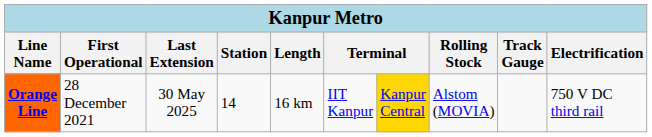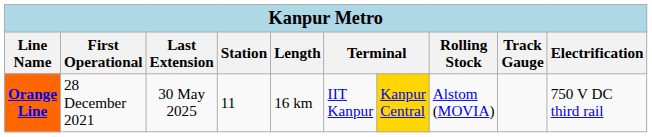(228, 102) 14 -> (228, 102) 11
